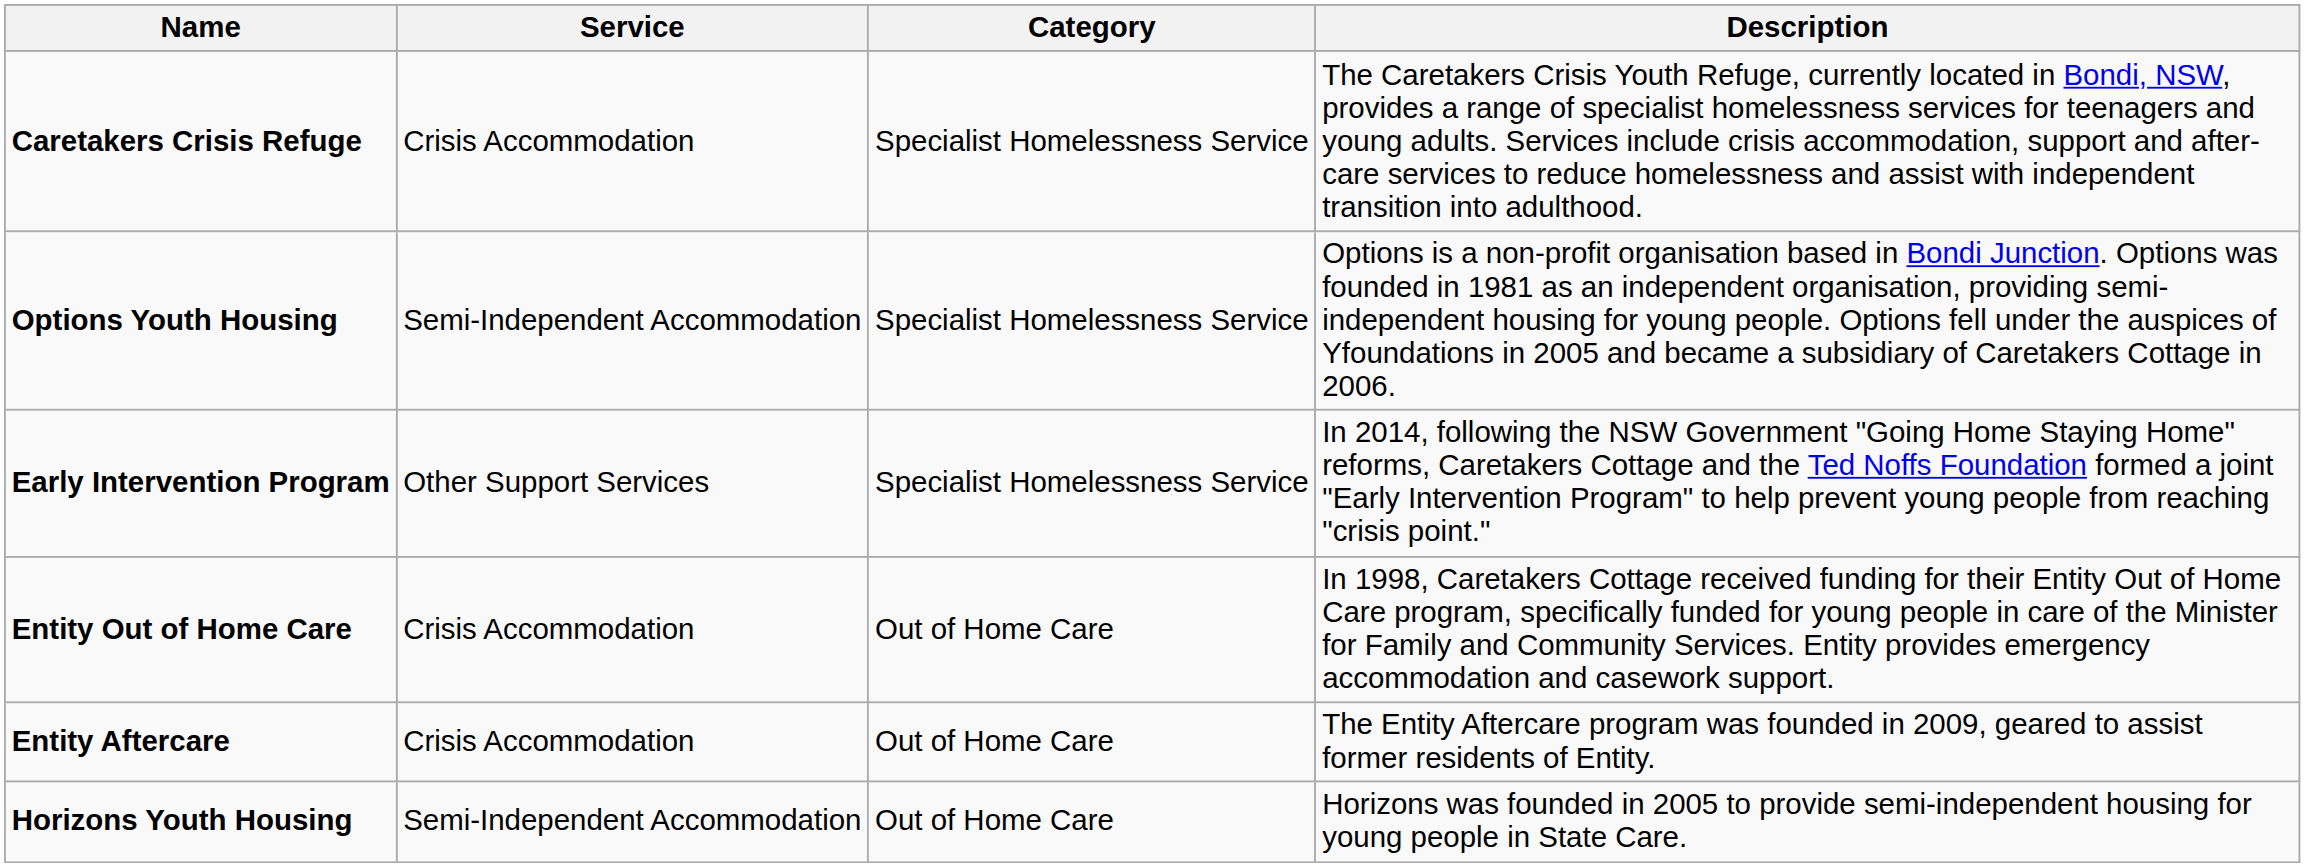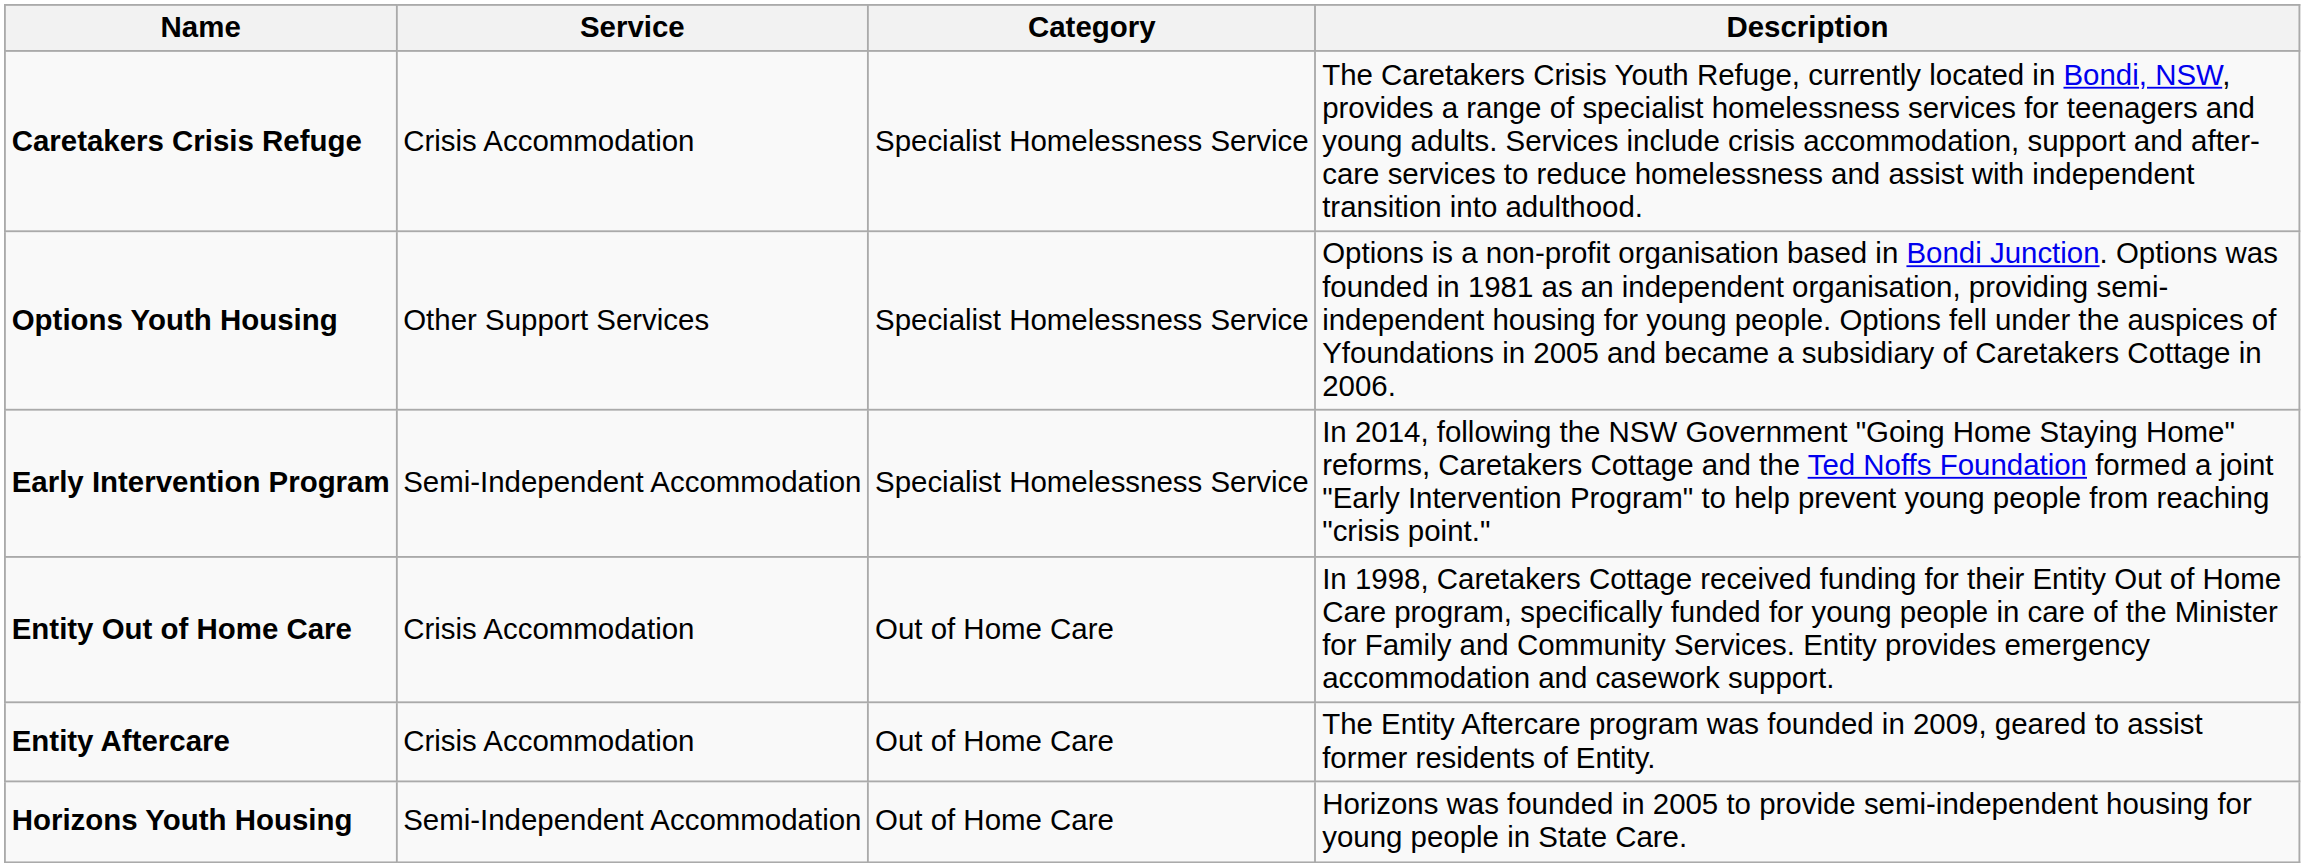(632, 319) Semi-Independent Accommodation -> (556, 319) Other Support Services
(556, 482) Other Support Services -> (632, 482) Semi-Independent Accommodation
